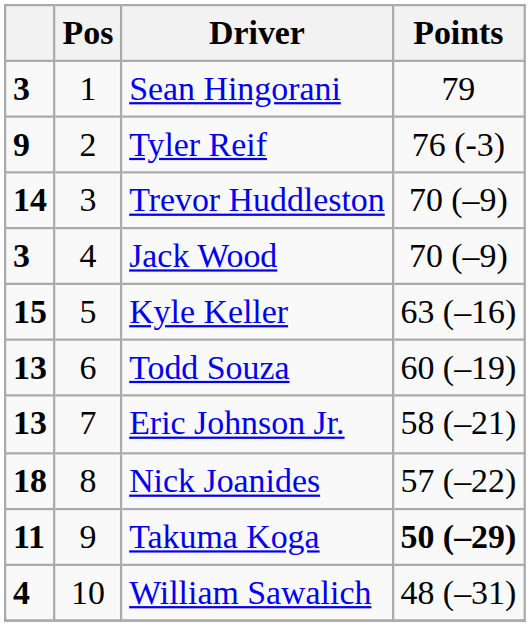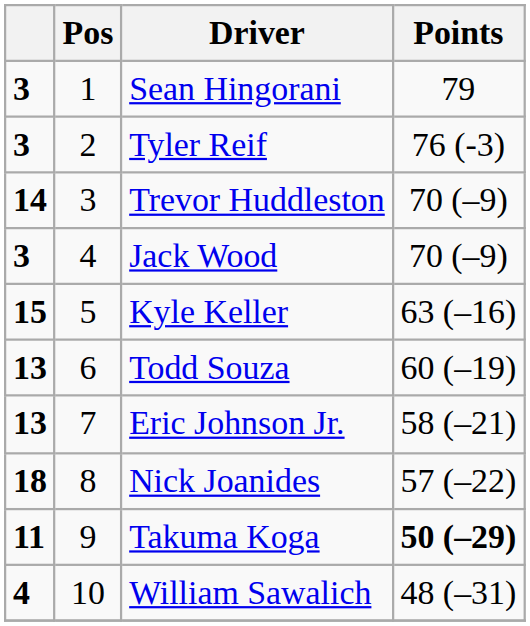(21, 144) 9 -> (21, 144) 3
